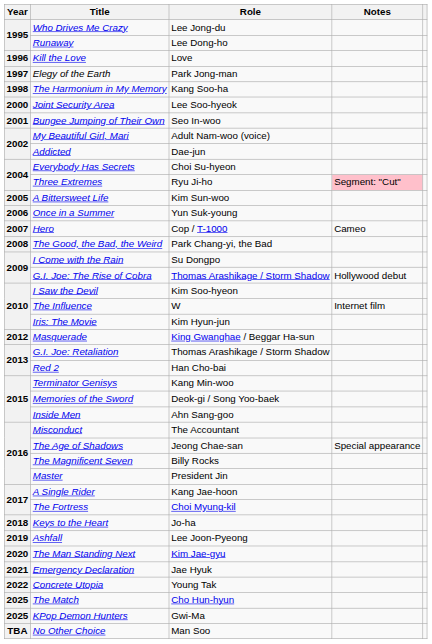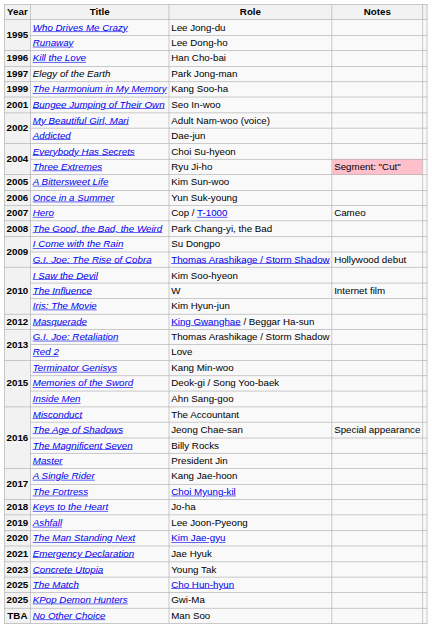(182, 58) Love -> (199, 58) Han Cho-bai
(17, 89) 1998 -> (17, 89) 1999
- row: (74, 105)
(199, 368) Han Cho-bai -> (182, 352) Love
(17, 584) 2022 -> (17, 569) 2023
